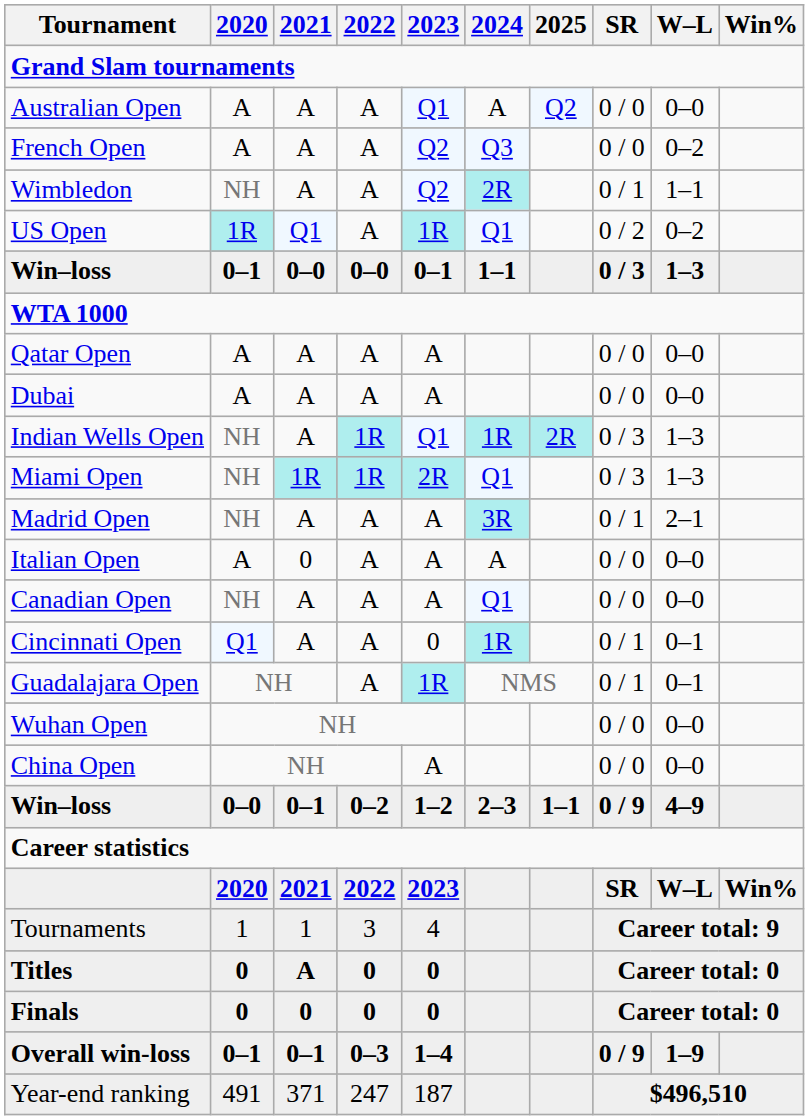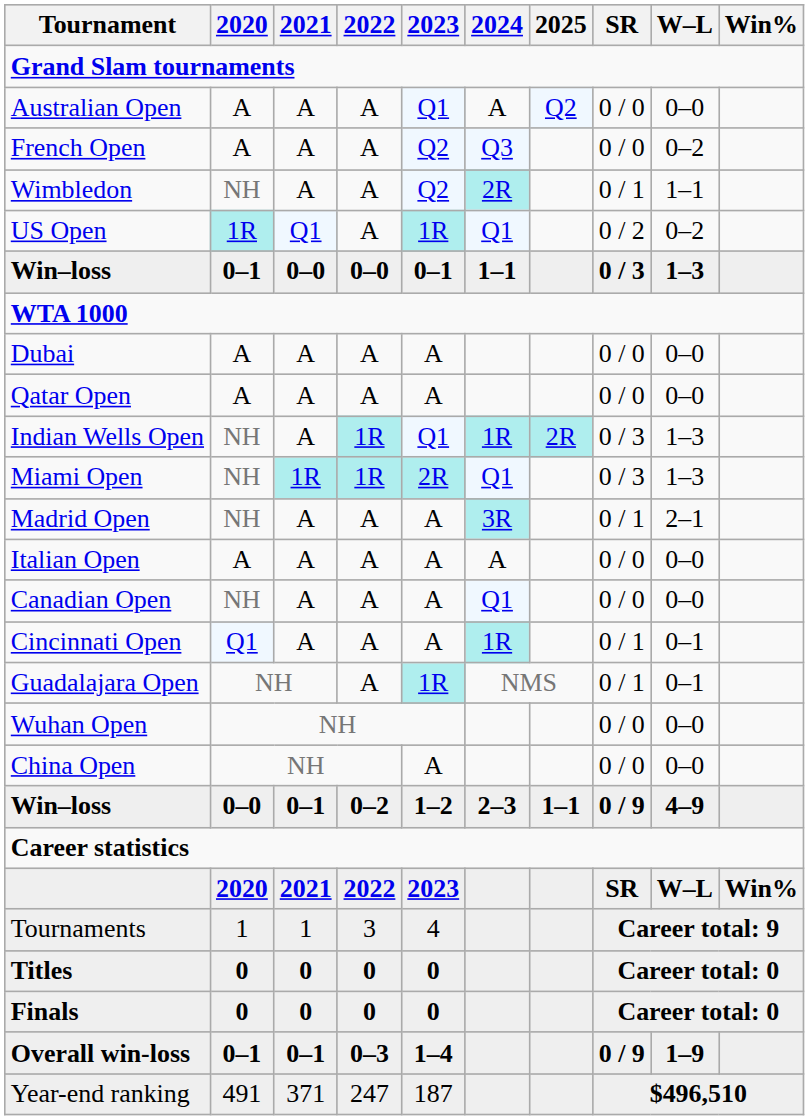rows swapped: (71, 353) <-> (42, 395)
(306, 559) 0 -> (306, 559) A
(433, 641) 0 -> (433, 641) A
(306, 970) A -> (306, 970) 0
